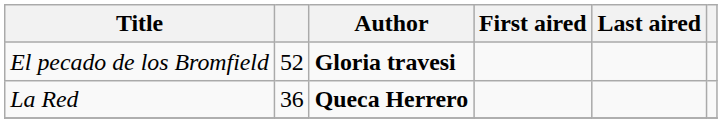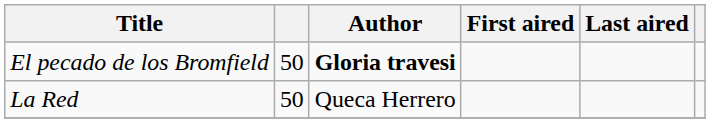(292, 61) 52 -> (292, 61) 50
(292, 99) 36 -> (292, 99) 50
(391, 99) bold -> (385, 99) normal
